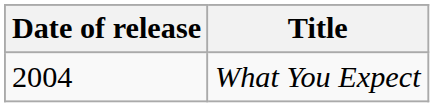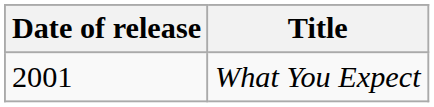(42, 76) 2004 -> (42, 76) 2001
